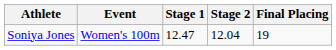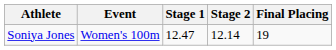(225, 34) 12.04 -> (225, 34) 12.14
